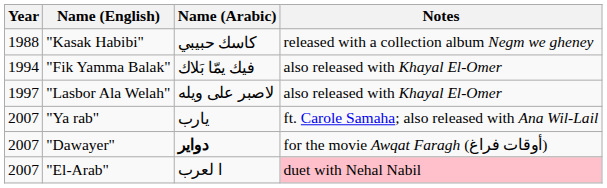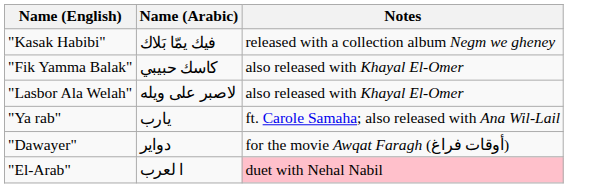- column: (24, 16)
(217, 42) كاسك حبيبي -> (178, 42) فيك يمّا بَلاك
(216, 67) فيك يمّا بَلاك -> (179, 67) كاسك حبيبي
(193, 144) bold -> (155, 144) normal
